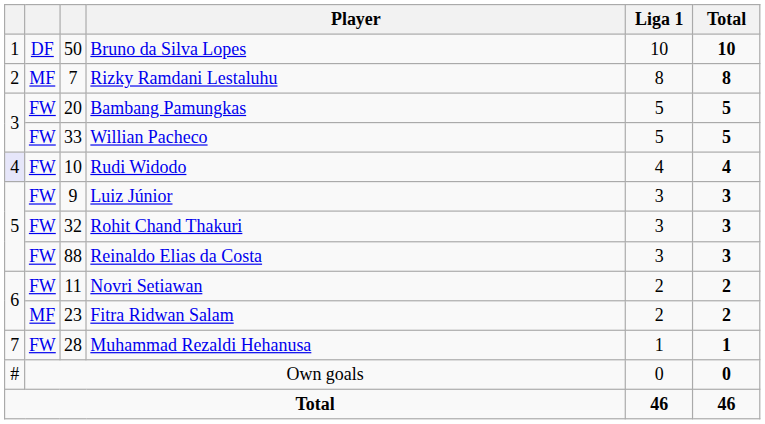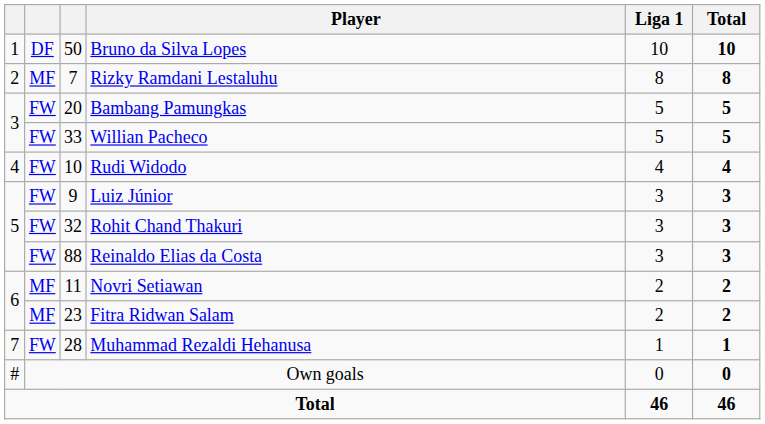(15, 167) lavender background -> (15, 167) no background
(42, 285) FW -> (42, 285) MF
